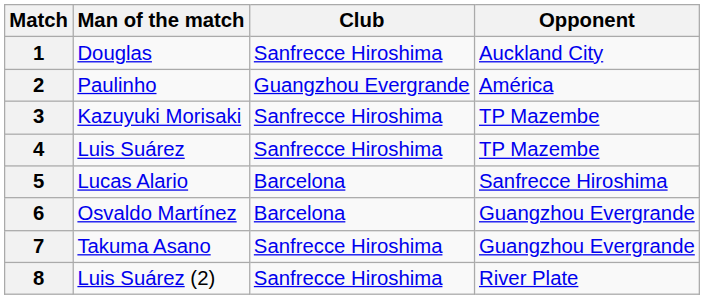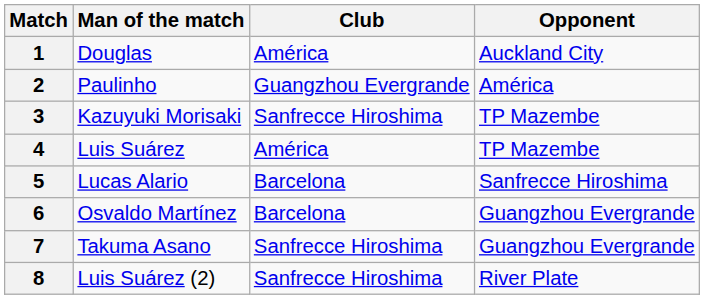(348, 52) Sanfrecce Hiroshima -> (291, 52) América
(348, 149) Sanfrecce Hiroshima -> (291, 149) América
